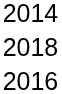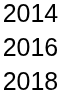rows swapped: (30, 82) <-> (30, 47)
